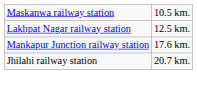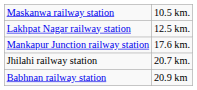+ row: (56, 77)
